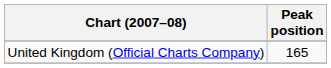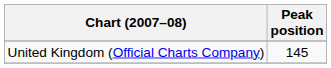(297, 52) 165 -> (297, 52) 145
